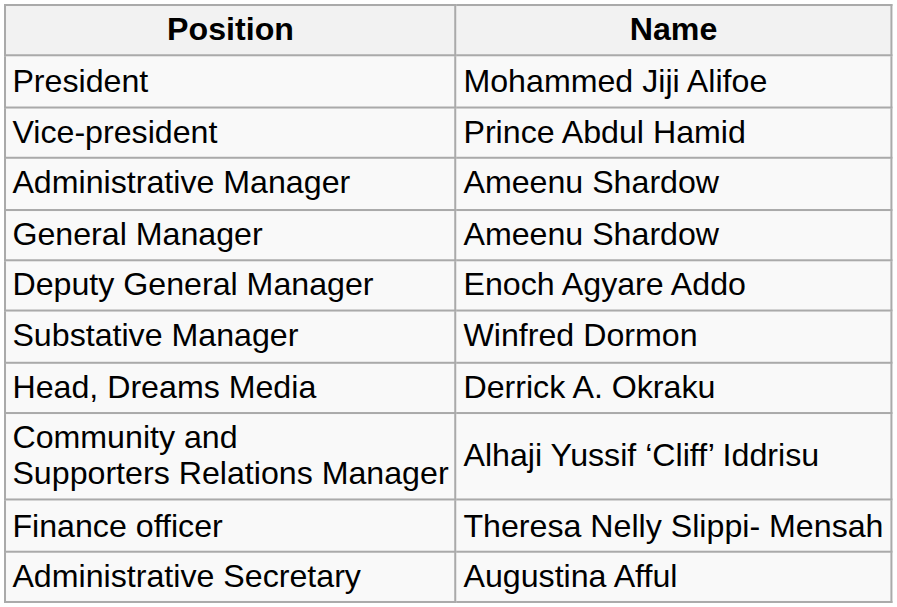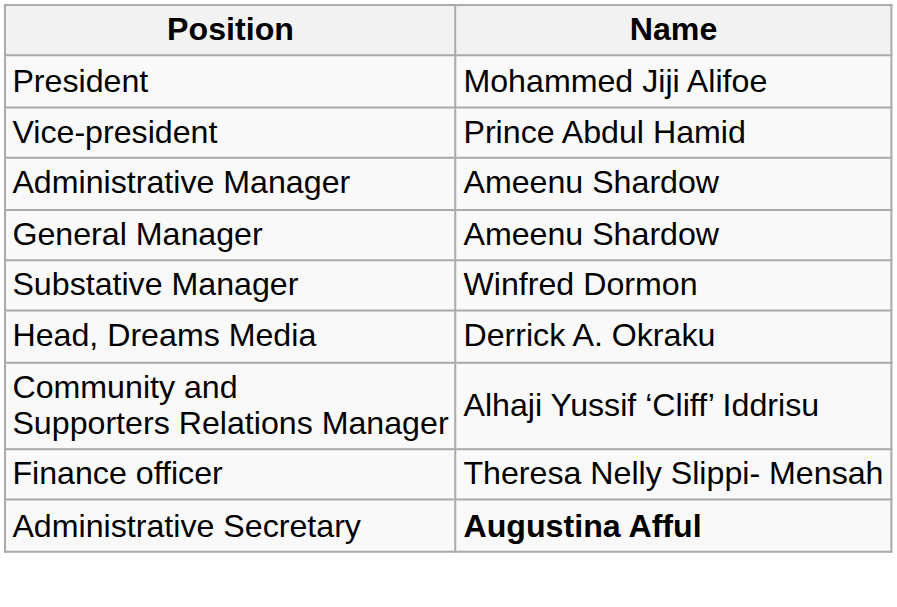- row: (193, 285)
(570, 576) normal -> (583, 525) bold
